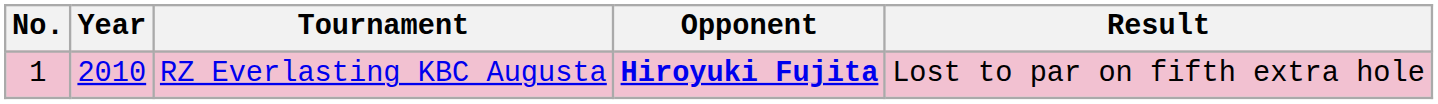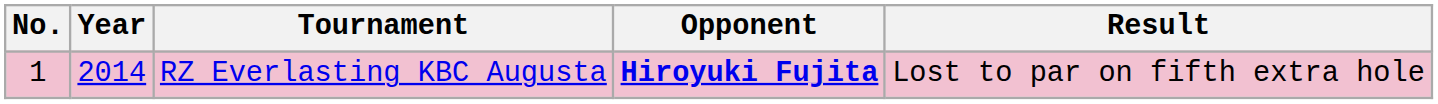(112, 75) 2010 -> (112, 75) 2014
